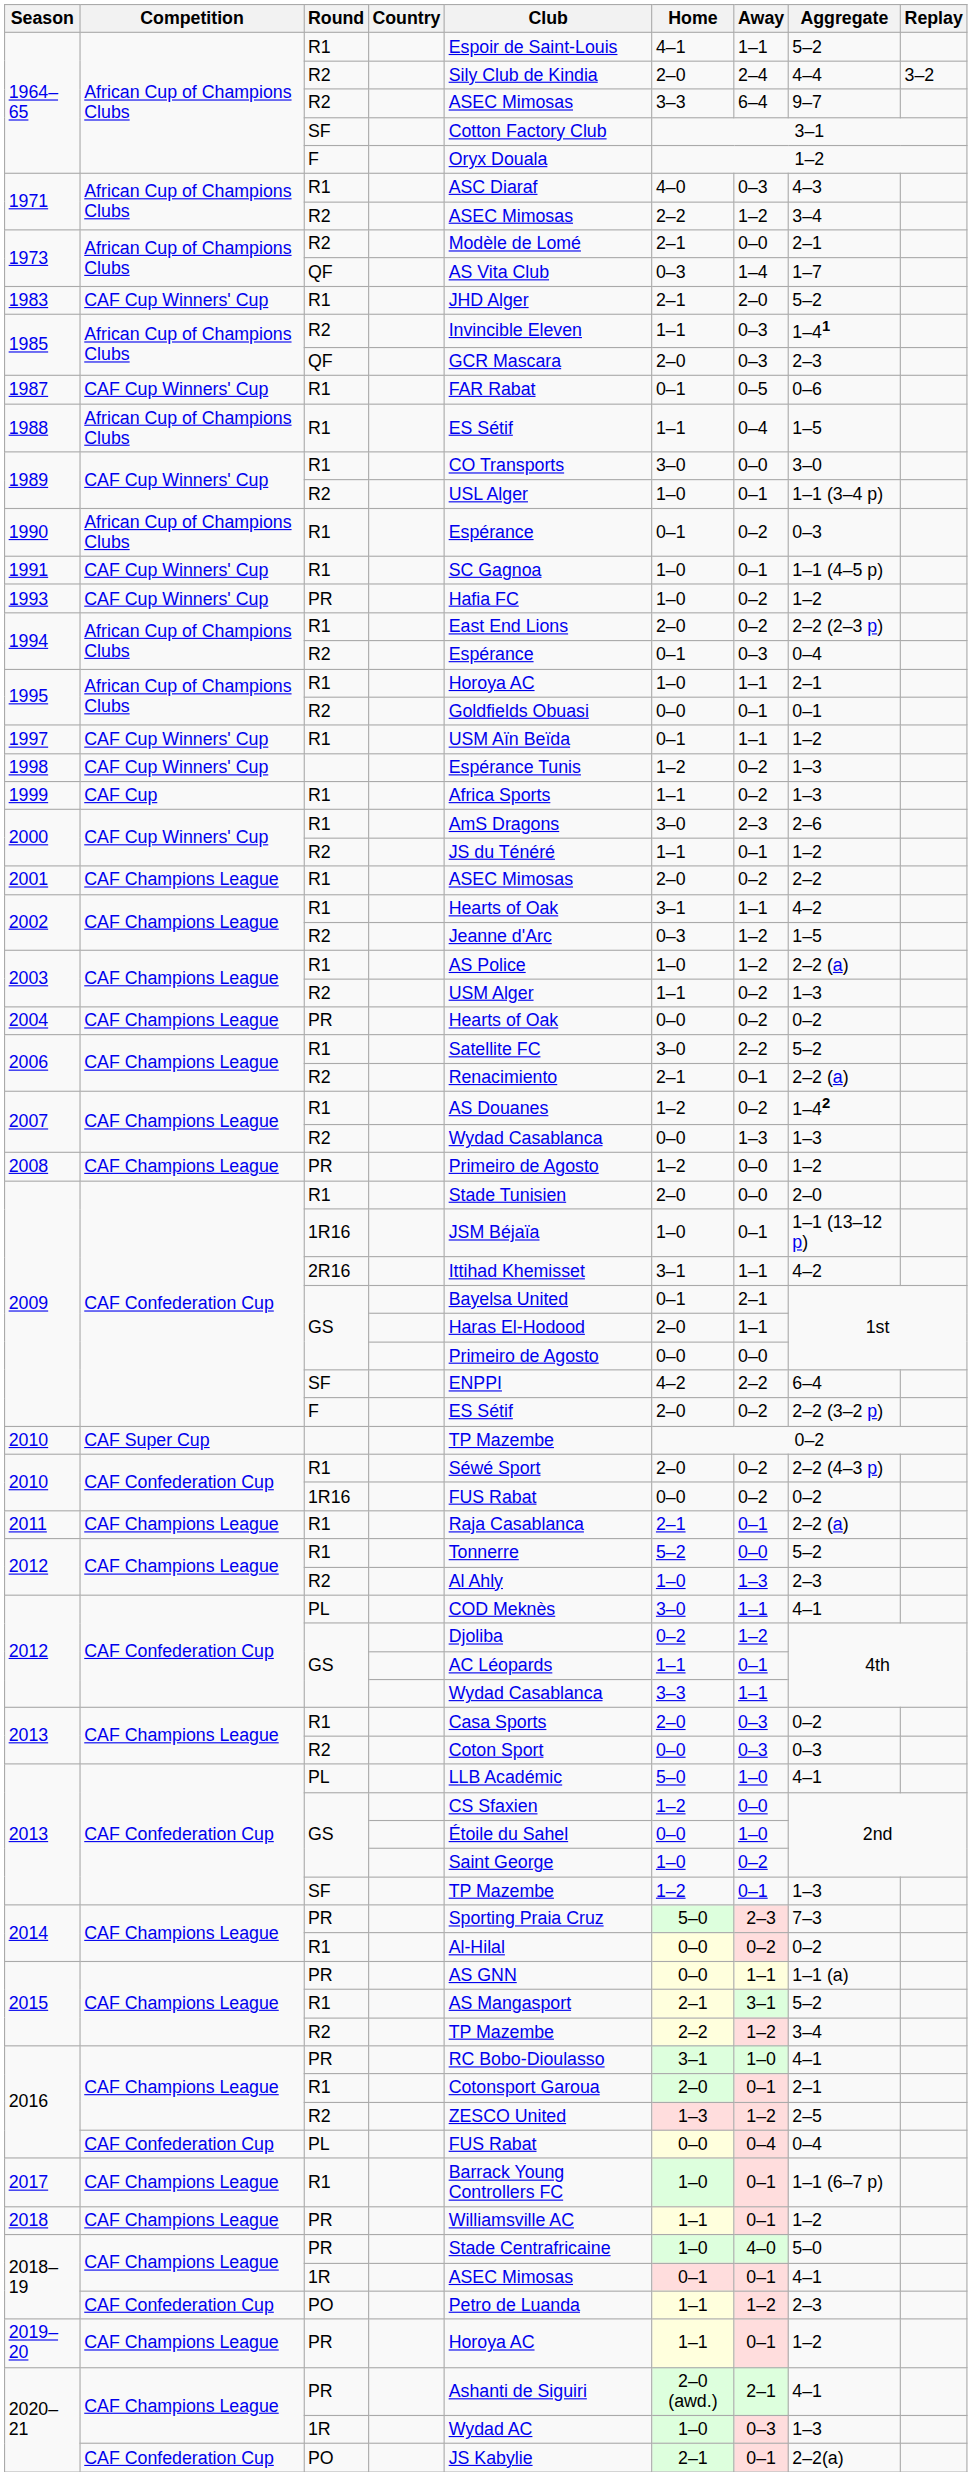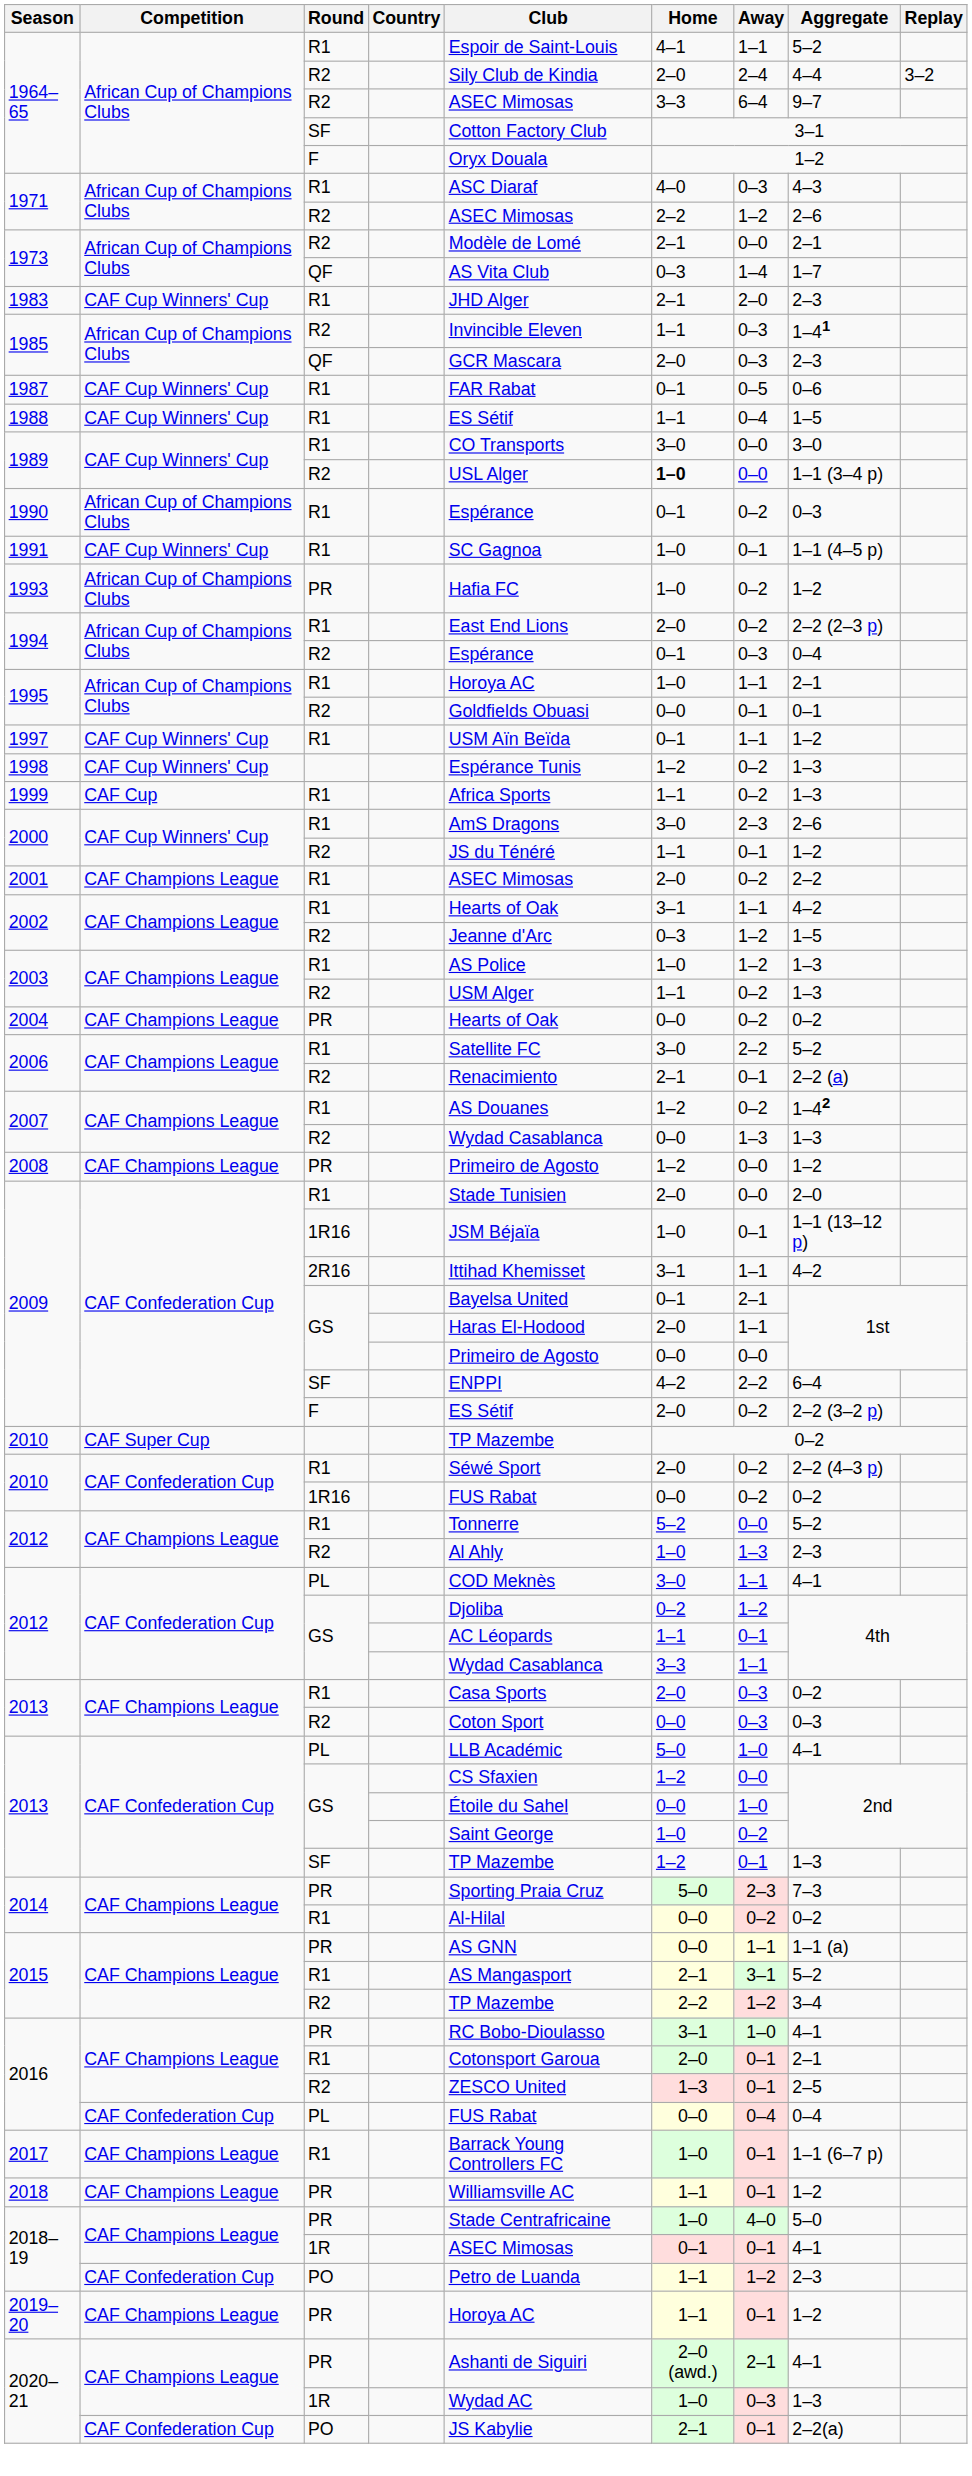(807, 215) 3–4 -> (807, 215) 2–6
(807, 300) 5–2 -> (807, 300) 2–3
(188, 427) African Cup of Champions Clubs -> (176, 417) CAF Cup Winners' Cup
(671, 494) normal -> (671, 474) bold
(753, 494) 0–1 -> (753, 474) 0–0
(176, 598) CAF Cup Winners' Cup -> (188, 588) African Cup of Champions Clubs
(820, 964) 2–2 (a) -> (807, 964) 1–3
- row: (28, 1524)
(761, 2116) 1–2 -> (761, 2087) 0–1
